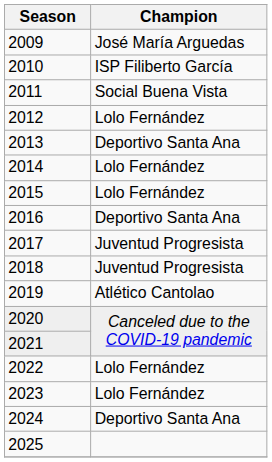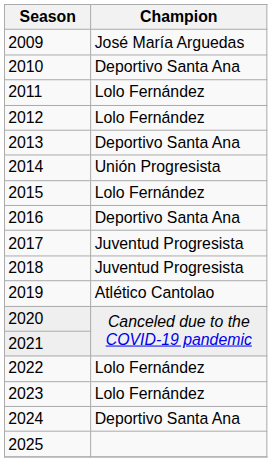(164, 67) ISP Filiberto García -> (167, 67) Deportivo Santa Ana
(161, 92) Social Buena Vista -> (150, 92) Lolo Fernández
(150, 167) Lolo Fernández -> (158, 167) Unión Progresista
